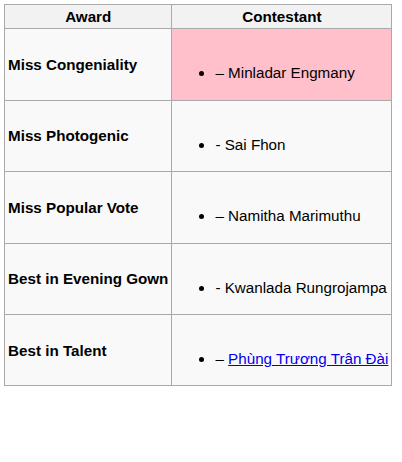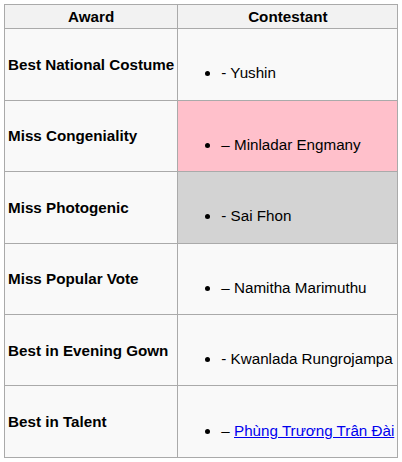+ row: (91, 64)
(282, 144) no background -> (288, 216) lightgrey background
